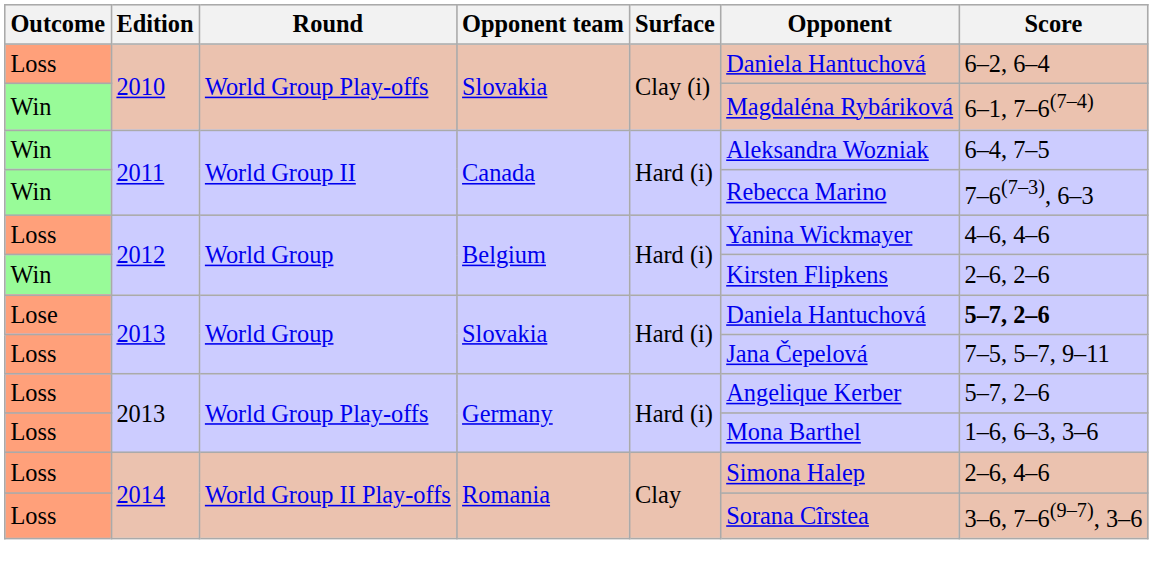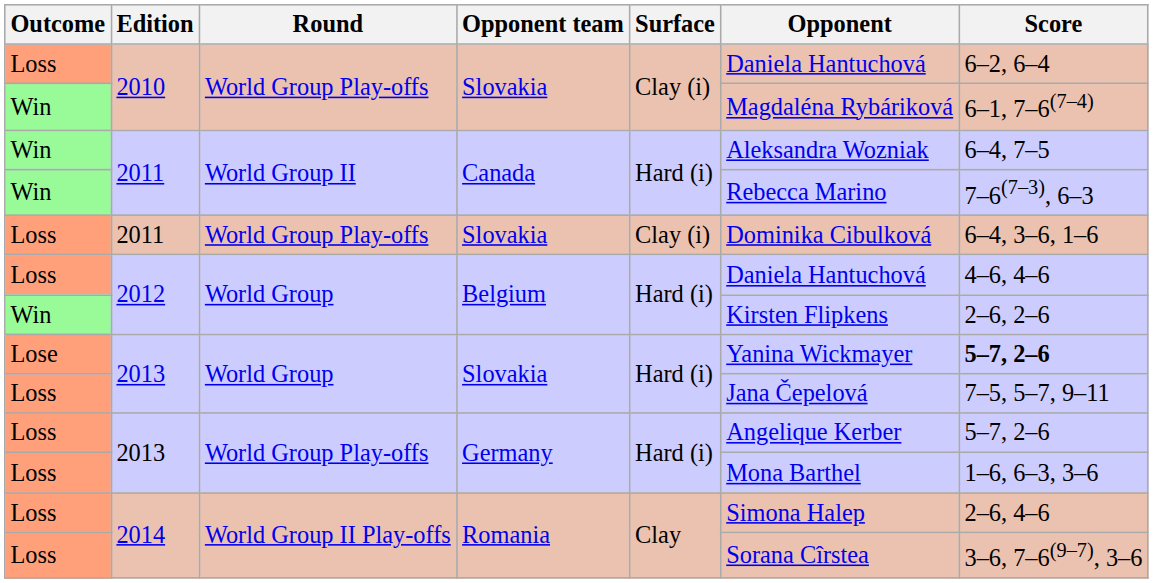+ row: (33, 234)
(819, 234) Yanina Wickmayer -> (826, 274) Daniela Hantuchová
(826, 313) Daniela Hantuchová -> (819, 353) Yanina Wickmayer
